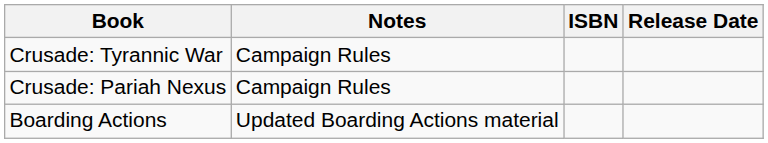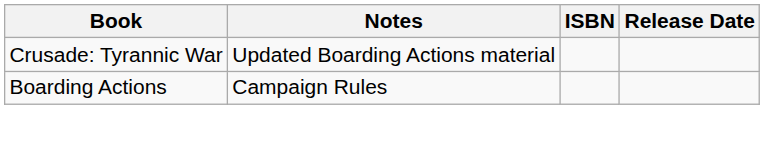(313, 54) Campaign Rules -> (394, 54) Updated Boarding Actions material
- row: (118, 87)
(397, 120) Updated Boarding Actions material -> (310, 87) Campaign Rules
